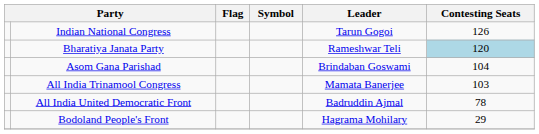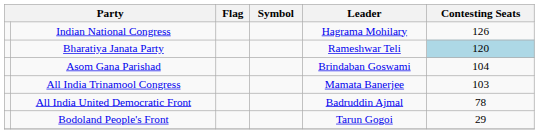(364, 31) Tarun Gogoi -> (364, 31) Hagrama Mohilary
(364, 119) Hagrama Mohilary -> (364, 119) Tarun Gogoi
